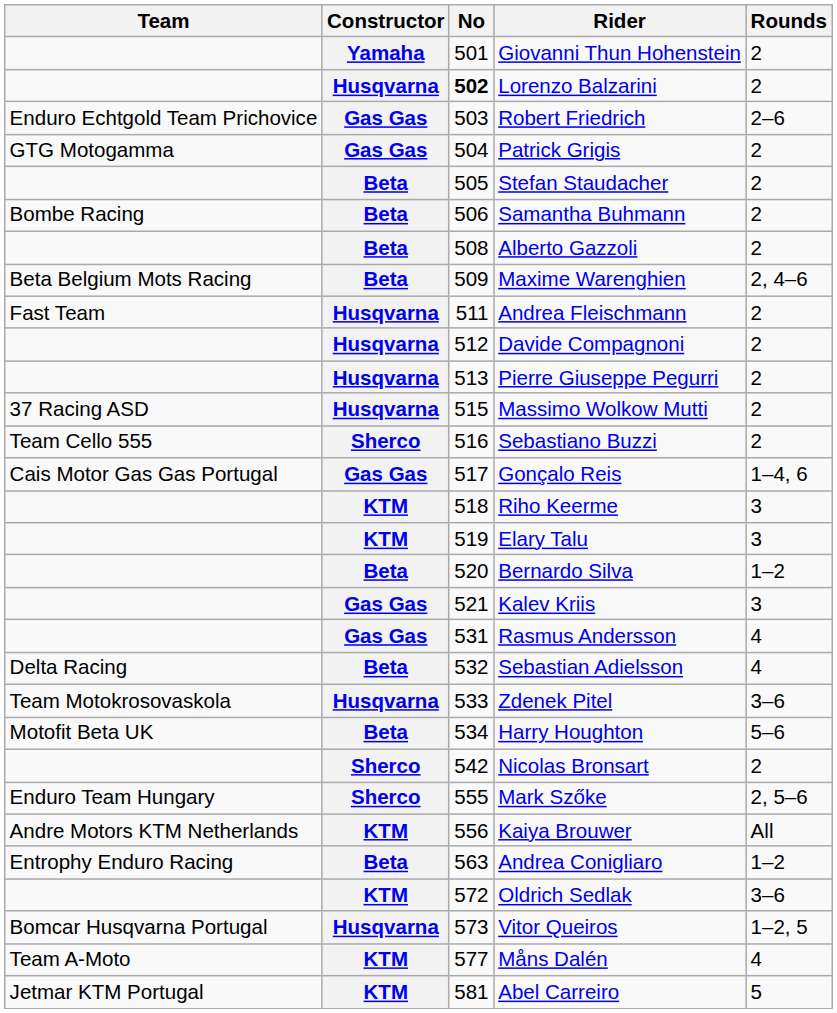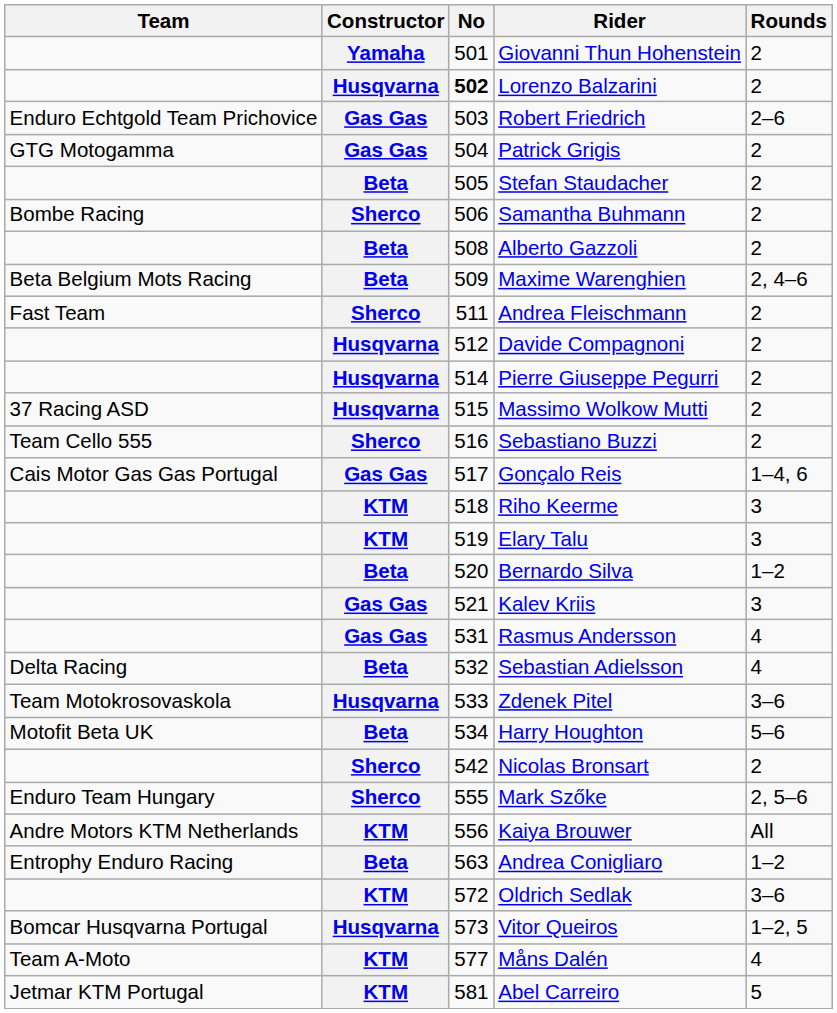(386, 215) Beta -> (386, 215) Sherco
(386, 312) Husqvarna -> (386, 312) Sherco
(471, 377) 513 -> (471, 377) 514
